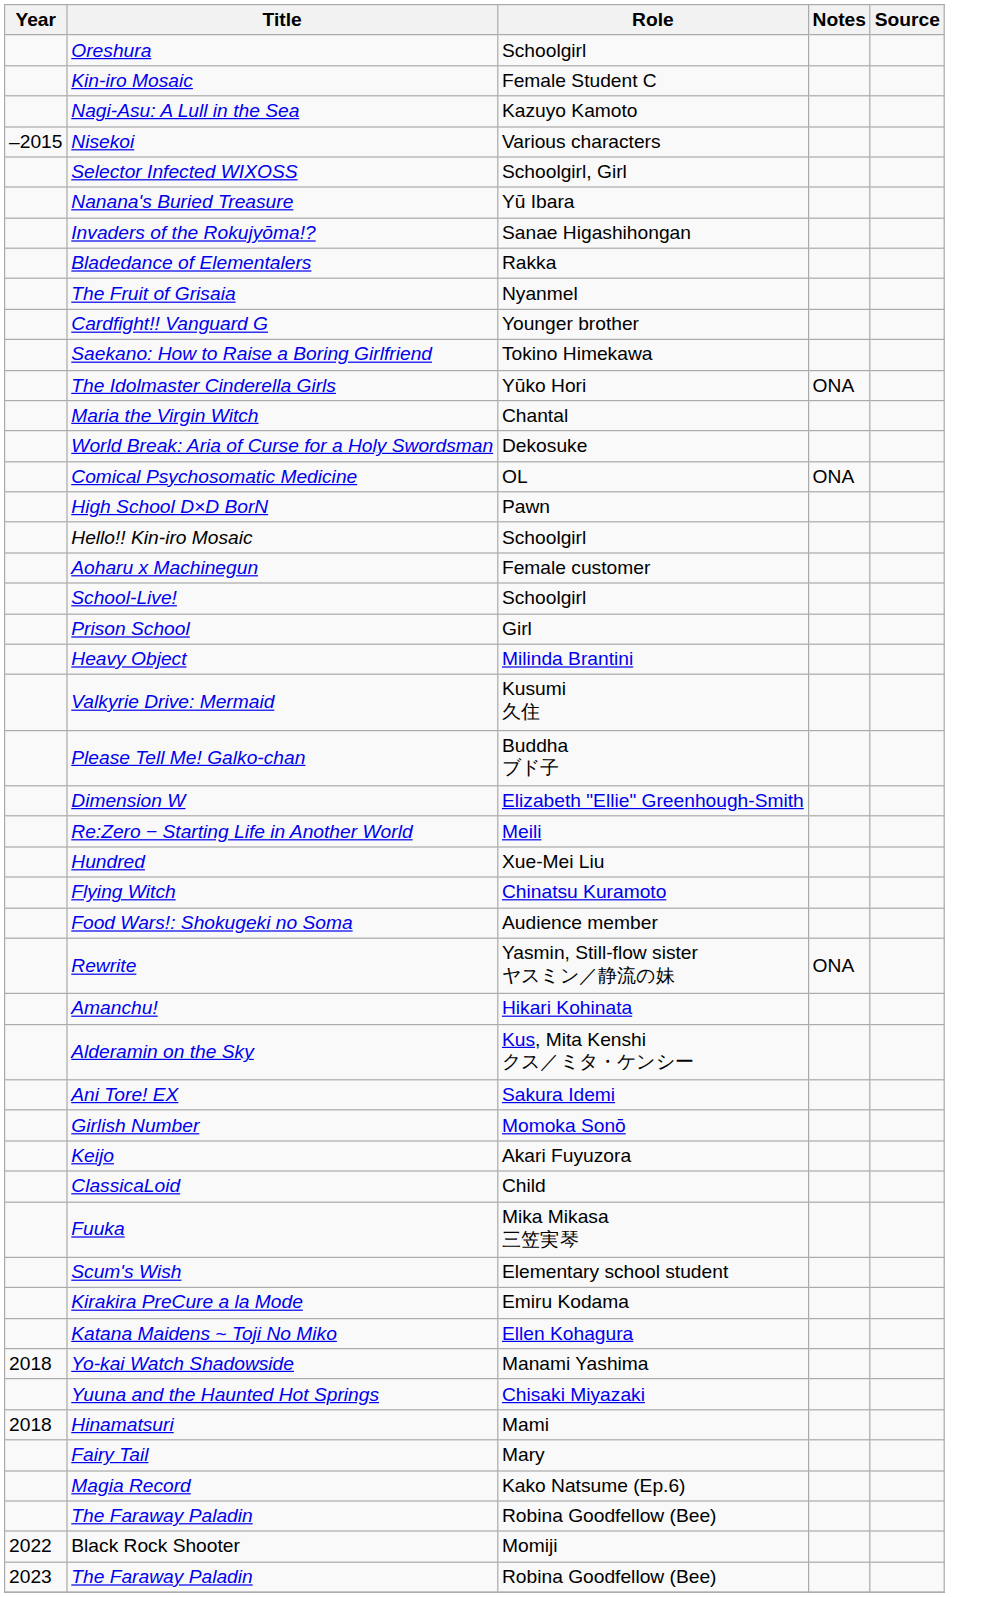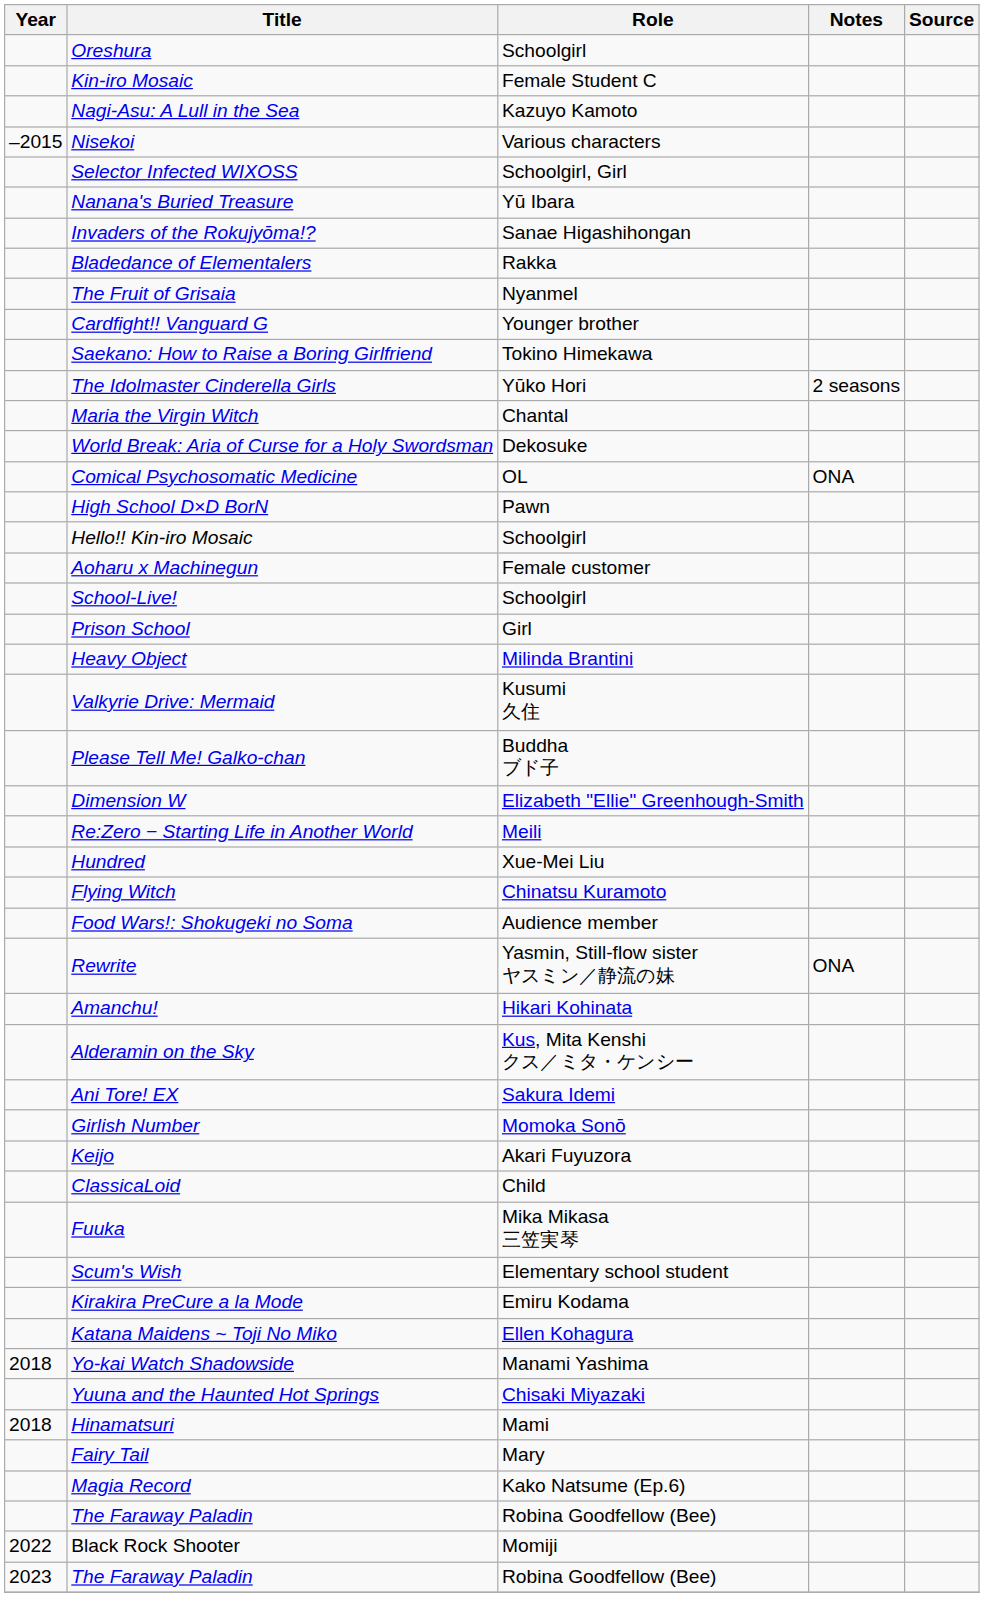(833, 385) ONA -> (856, 385) 2 seasons
